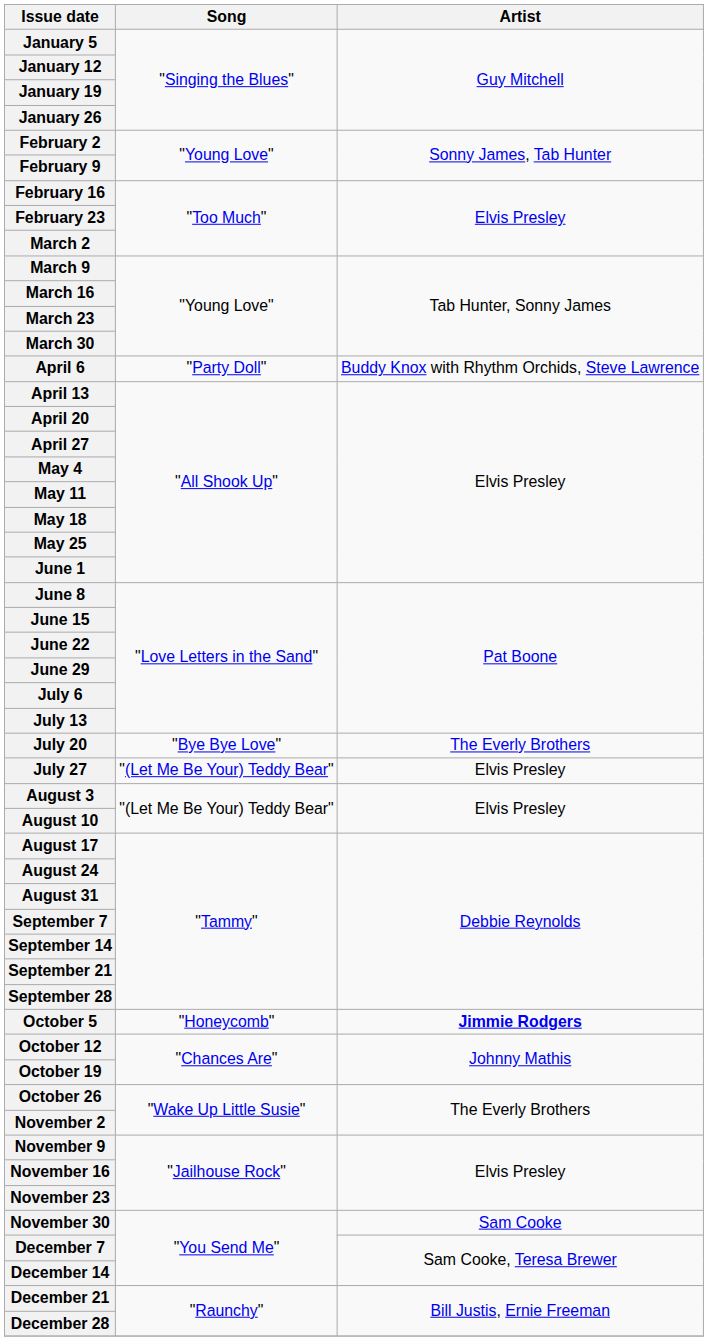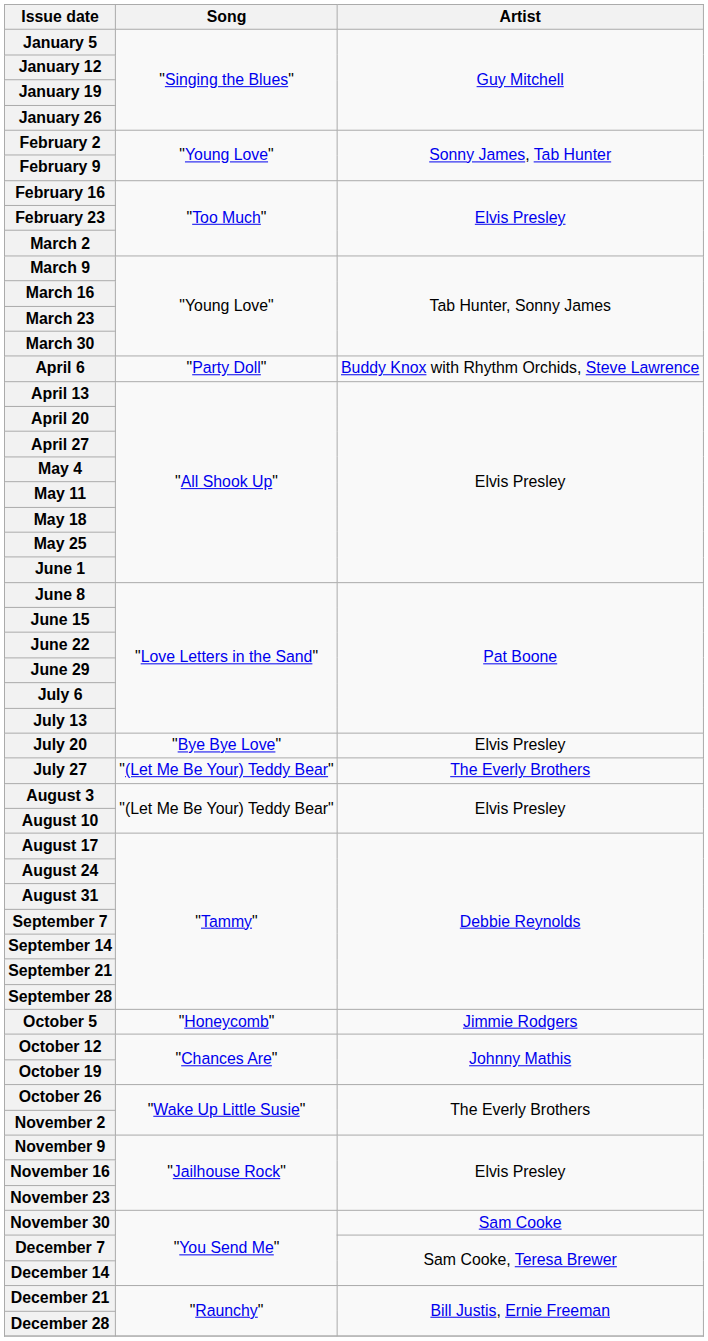(520, 745) The Everly Brothers -> (520, 745) Elvis Presley
(520, 770) Elvis Presley -> (520, 770) The Everly Brothers
(520, 1021) bold -> (520, 1021) normal
